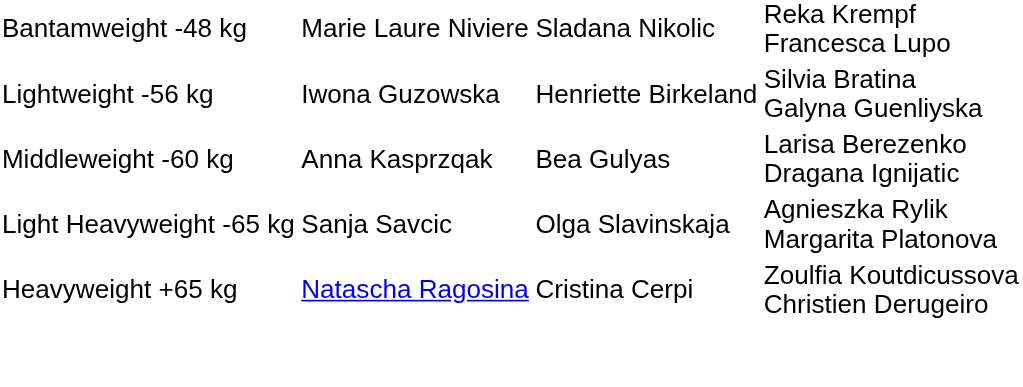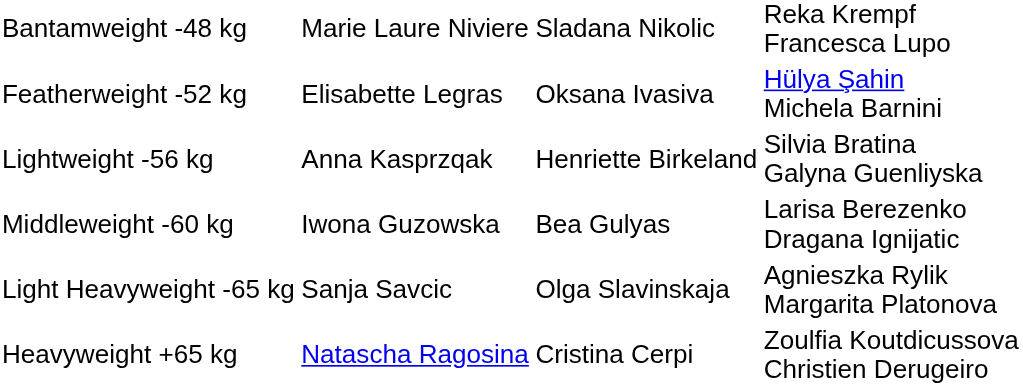+ row: (124, 94)
(401, 94) Iwona Guzowska -> (397, 159) Anna Kasprzqak
(397, 159) Anna Kasprzqak -> (401, 224) Iwona Guzowska
